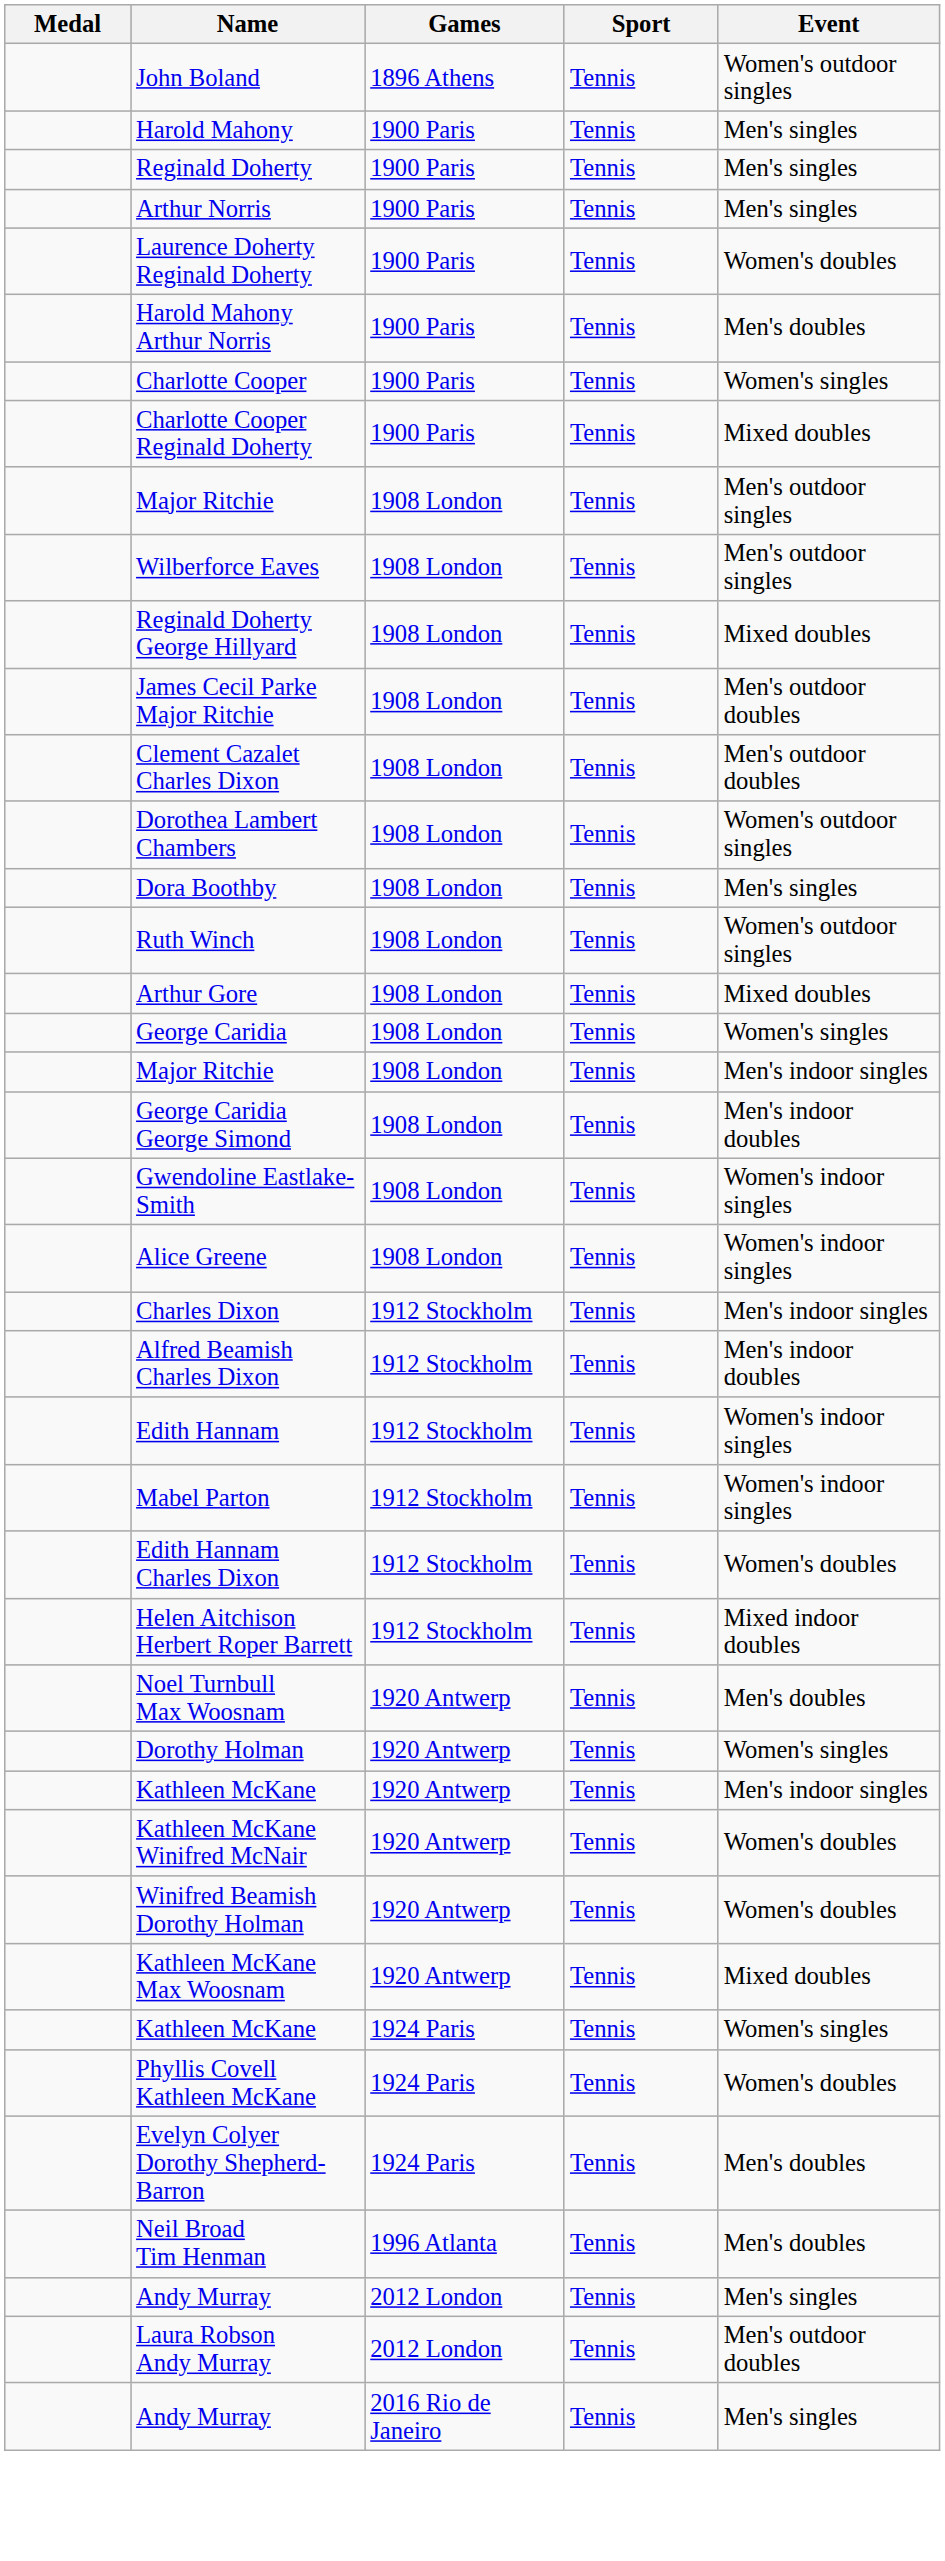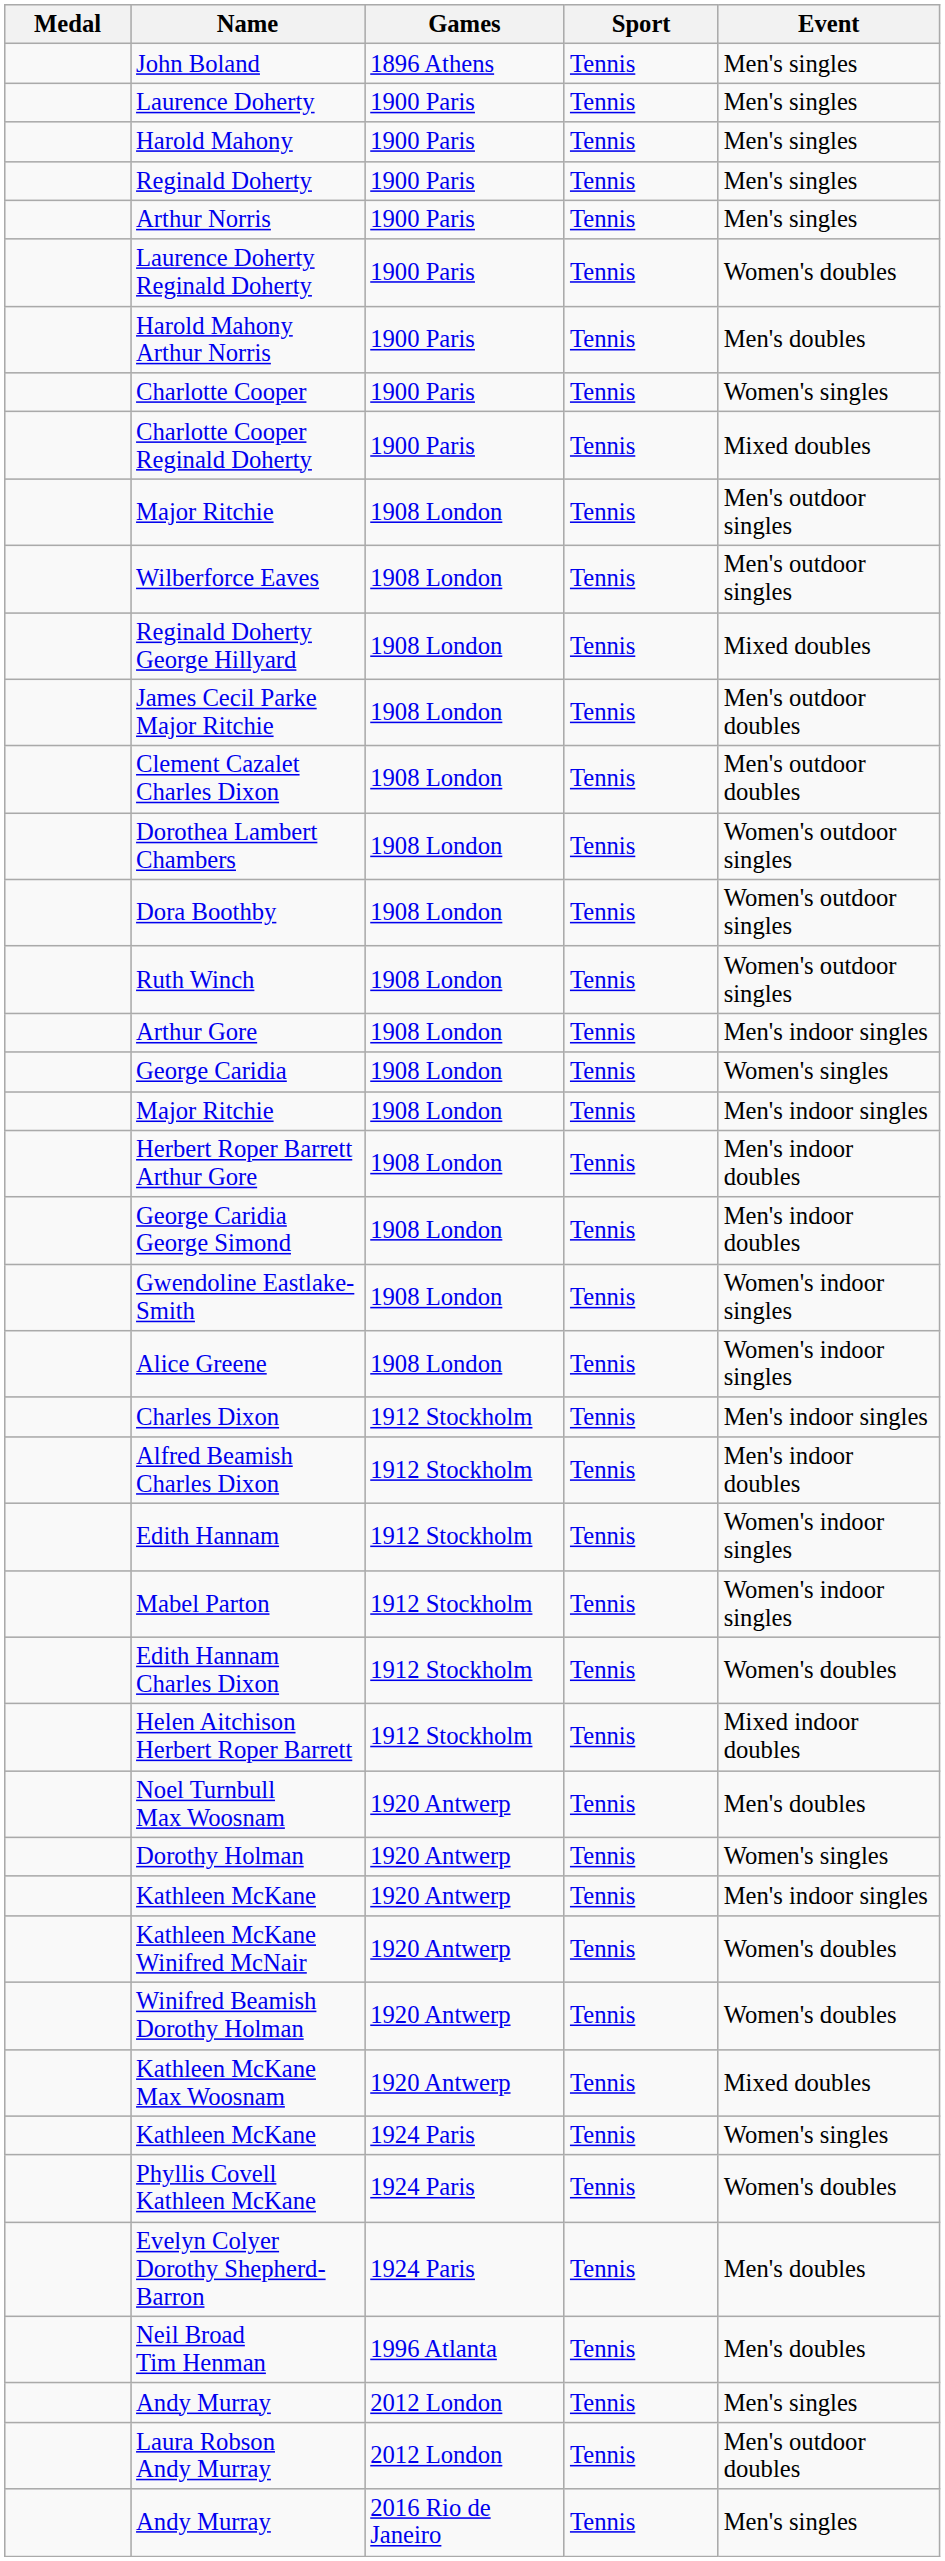(810, 76) Women's outdoor singles -> (791, 63) Men's singles
+ row: (225, 102)
(791, 887) Men's singles -> (810, 912) Women's outdoor singles
(797, 993) Mixed doubles -> (826, 1032) Men's indoor singles
+ row: (244, 1163)
